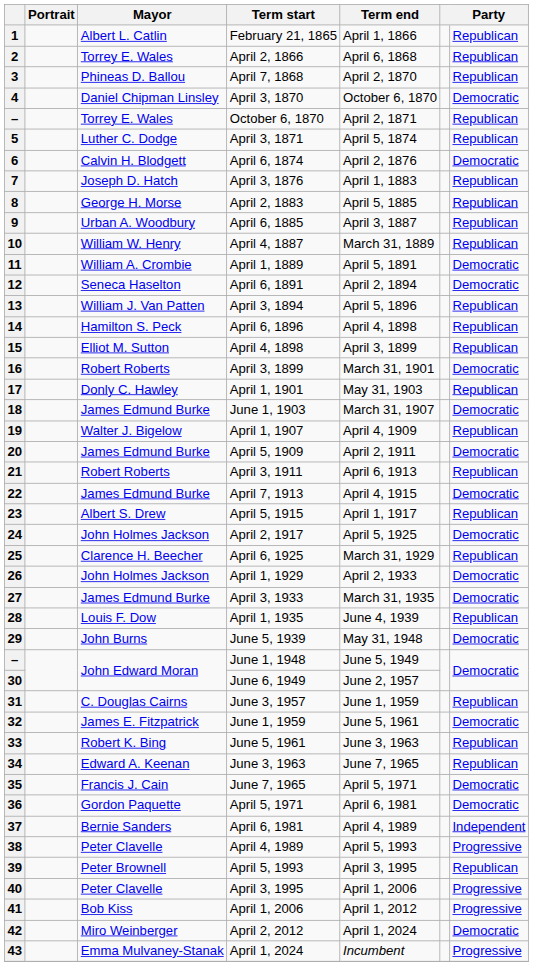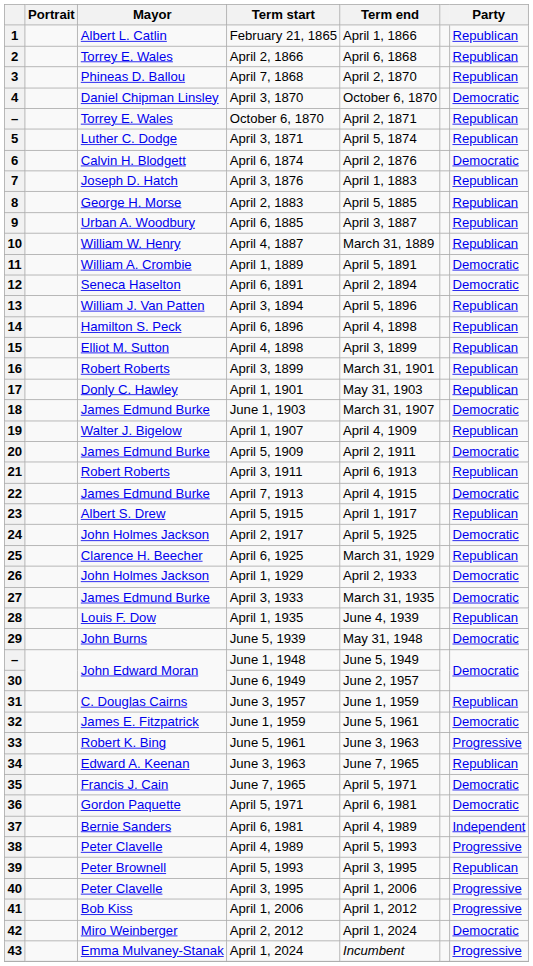(486, 368) Democratic -> (485, 368) Republican
(485, 743) Republican -> (487, 743) Progressive
